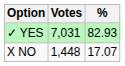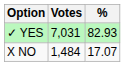(66, 52) 1,448 -> (66, 52) 1,484
